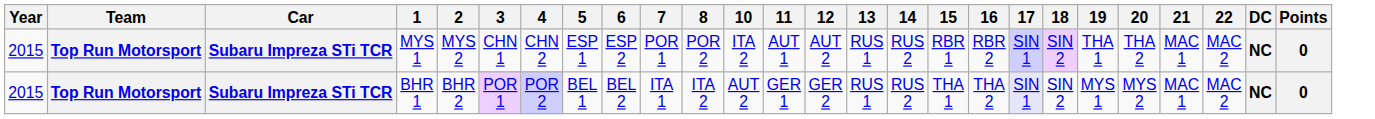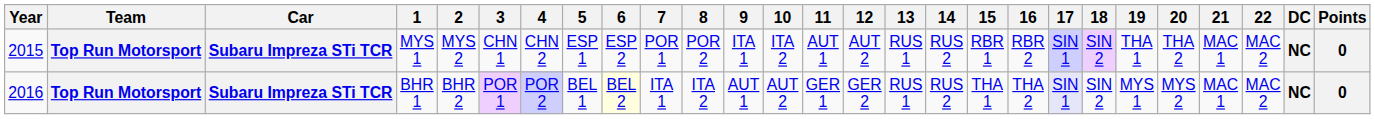+ column: (744, 17)
(26, 92) 2015 -> (26, 92) 2016
(621, 92) no background -> (621, 92) lightyellow background
